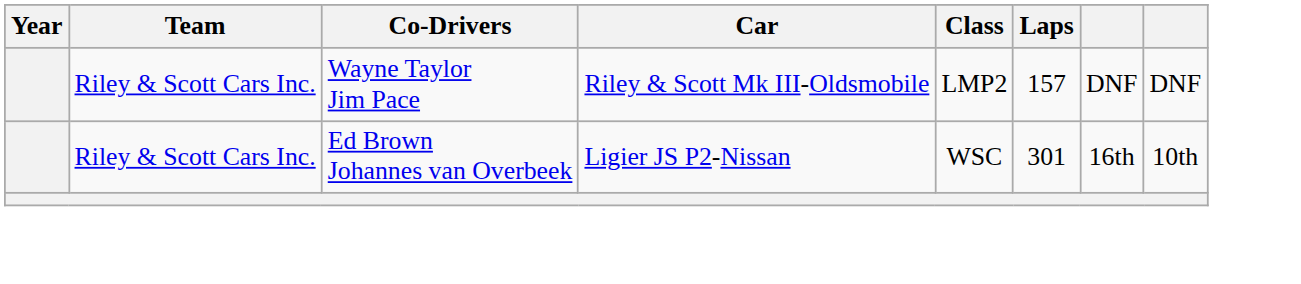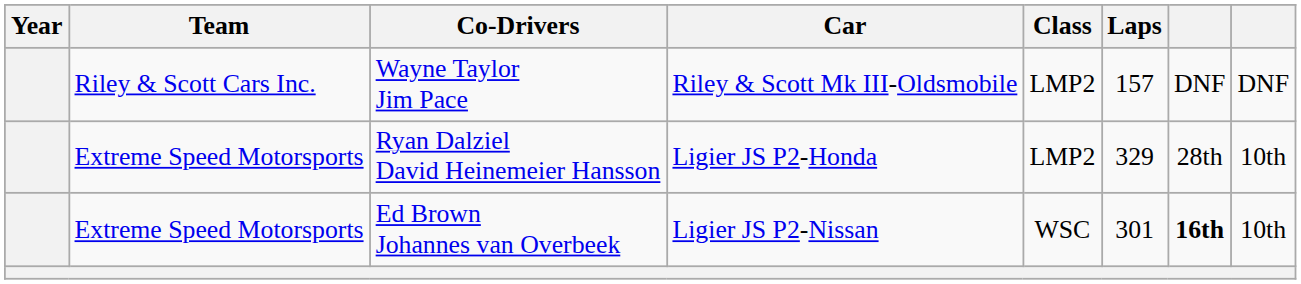+ row: (518, 156)
(195, 156) Riley & Scott Cars Inc. -> (219, 229) Extreme Speed Motorsports
(1112, 156) normal -> (1200, 229) bold
